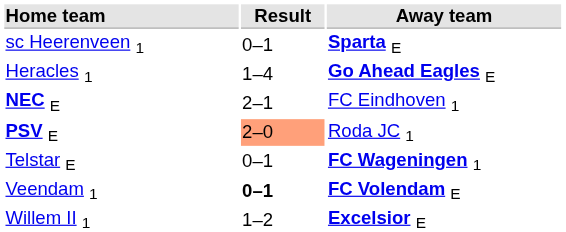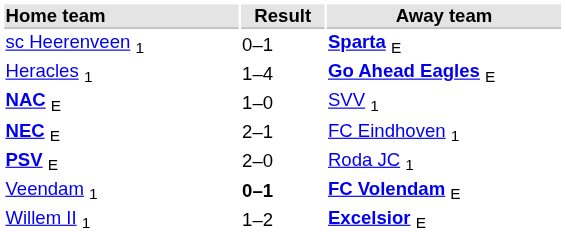+ row: (33, 103)
(258, 132) lightsalmon background -> (258, 161) no background
- row: (41, 161)
